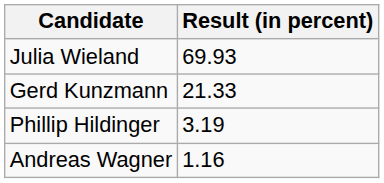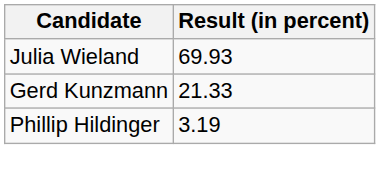- row: (91, 159)
